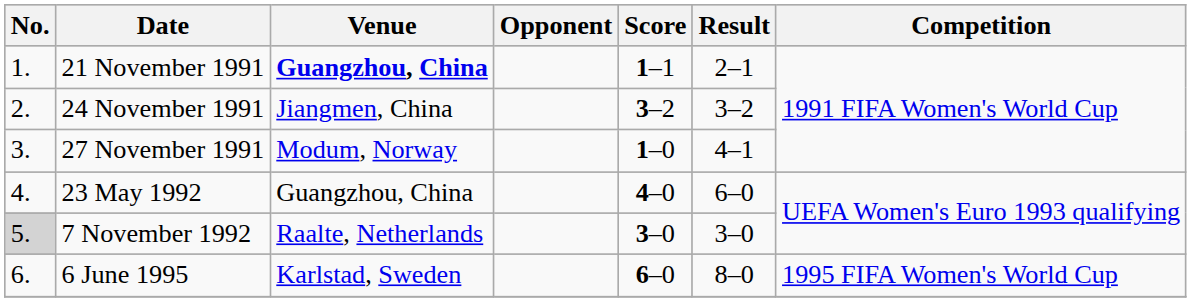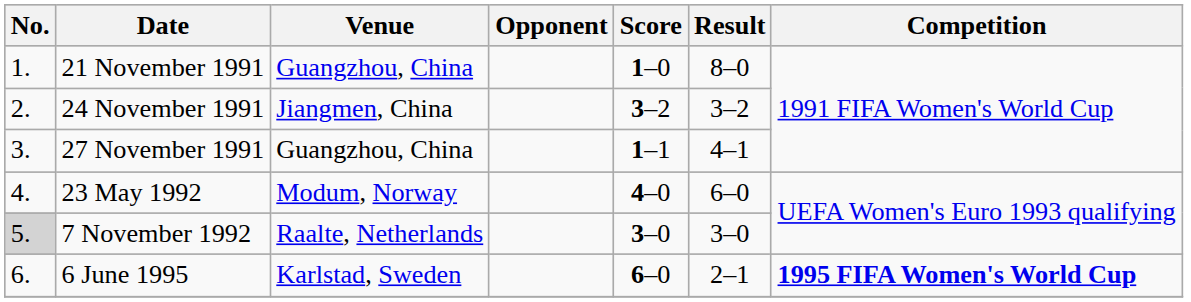(382, 66) bold -> (375, 66) normal
(655, 66) 1–1 -> (651, 66) 1–0
(734, 66) 2–1 -> (730, 66) 8–0
(367, 150) Modum, Norway -> (375, 150) Guangzhou, China
(655, 150) 1–0 -> (651, 150) 1–1
(375, 191) Guangzhou, China -> (367, 191) Modum, Norway
(734, 274) 8–0 -> (730, 274) 2–1
(950, 274) normal -> (957, 274) bold
